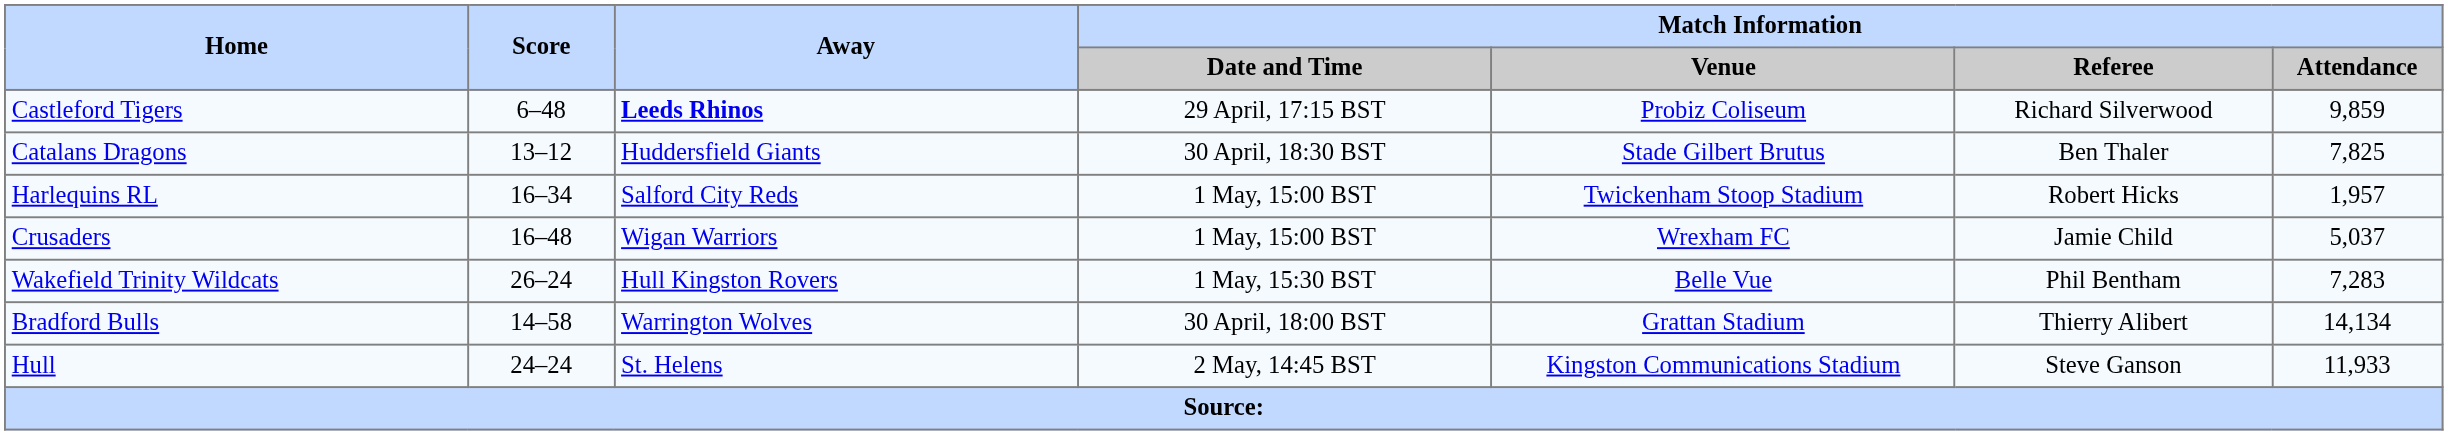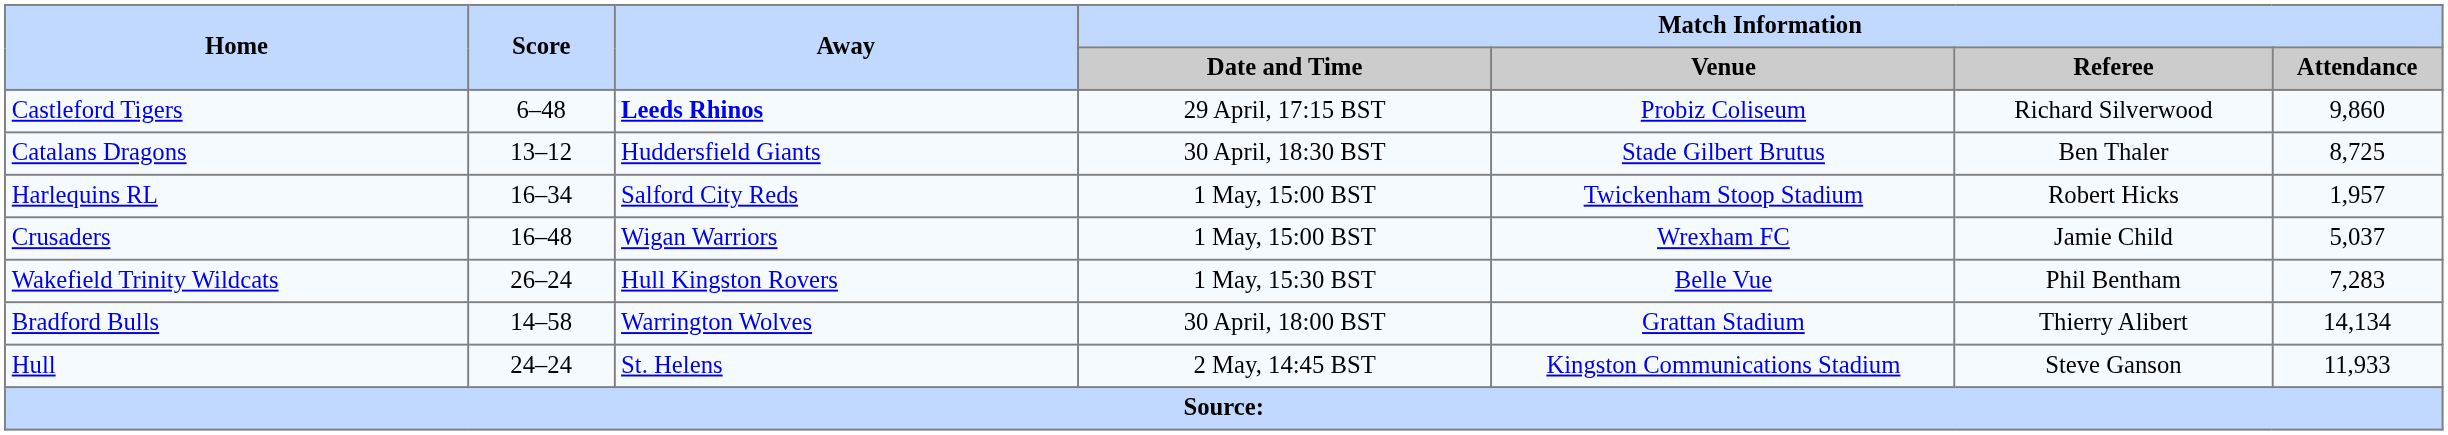(2357, 110) 9,859 -> (2357, 110) 9,860
(2357, 153) 7,825 -> (2357, 153) 8,725
